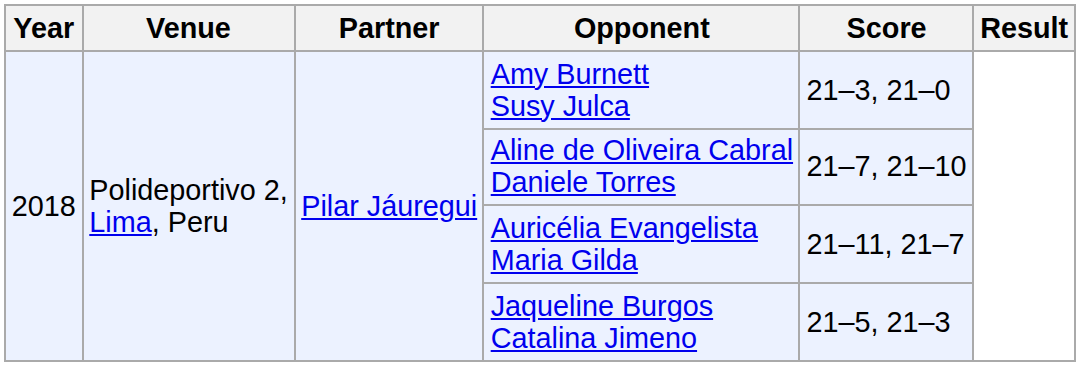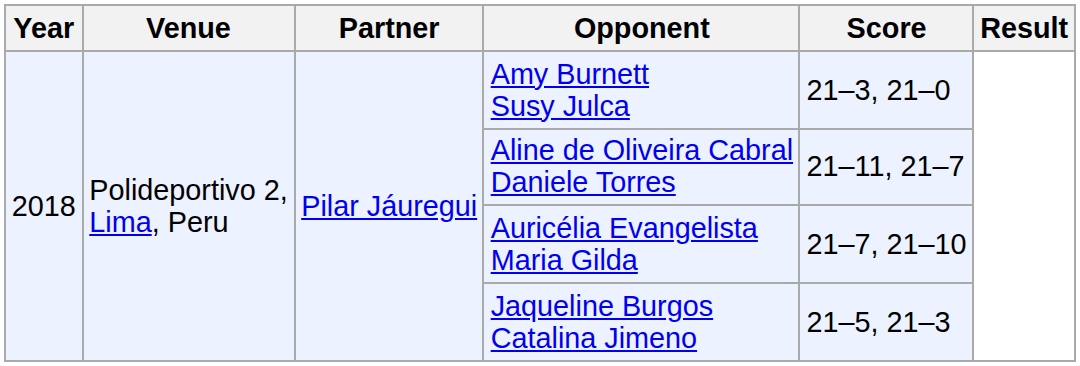(887, 167) 21–7, 21–10 -> (886, 167) 21–11, 21–7
(886, 245) 21–11, 21–7 -> (887, 245) 21–7, 21–10
